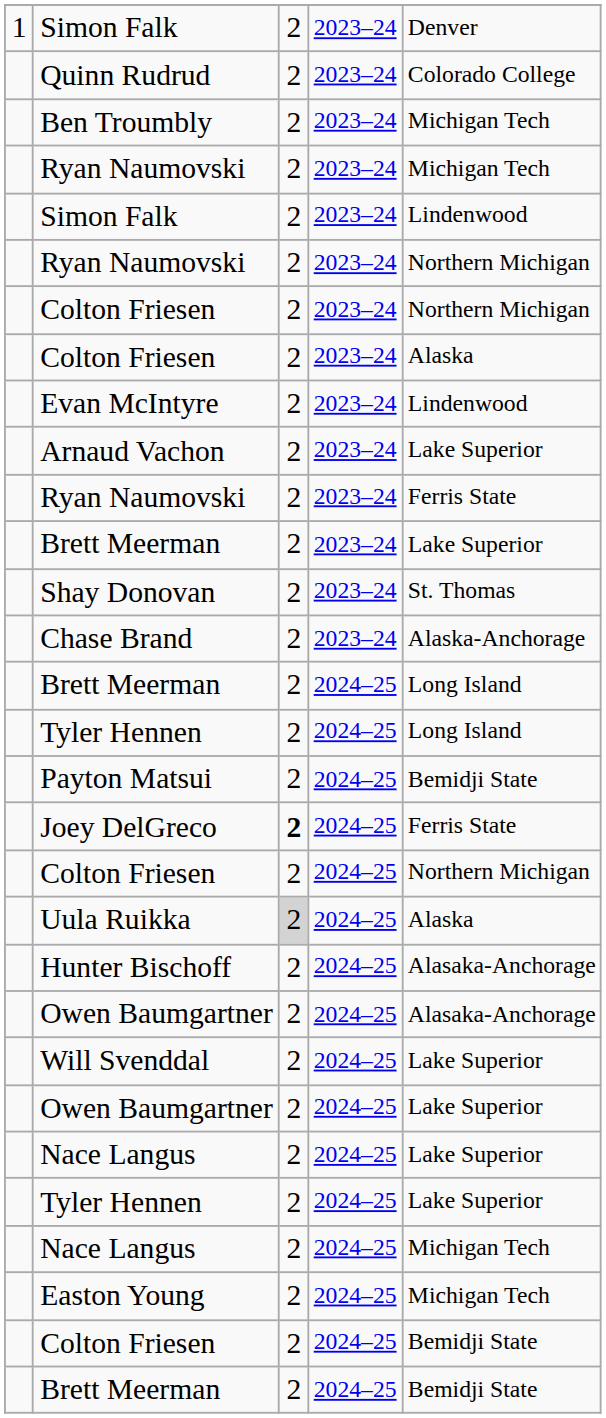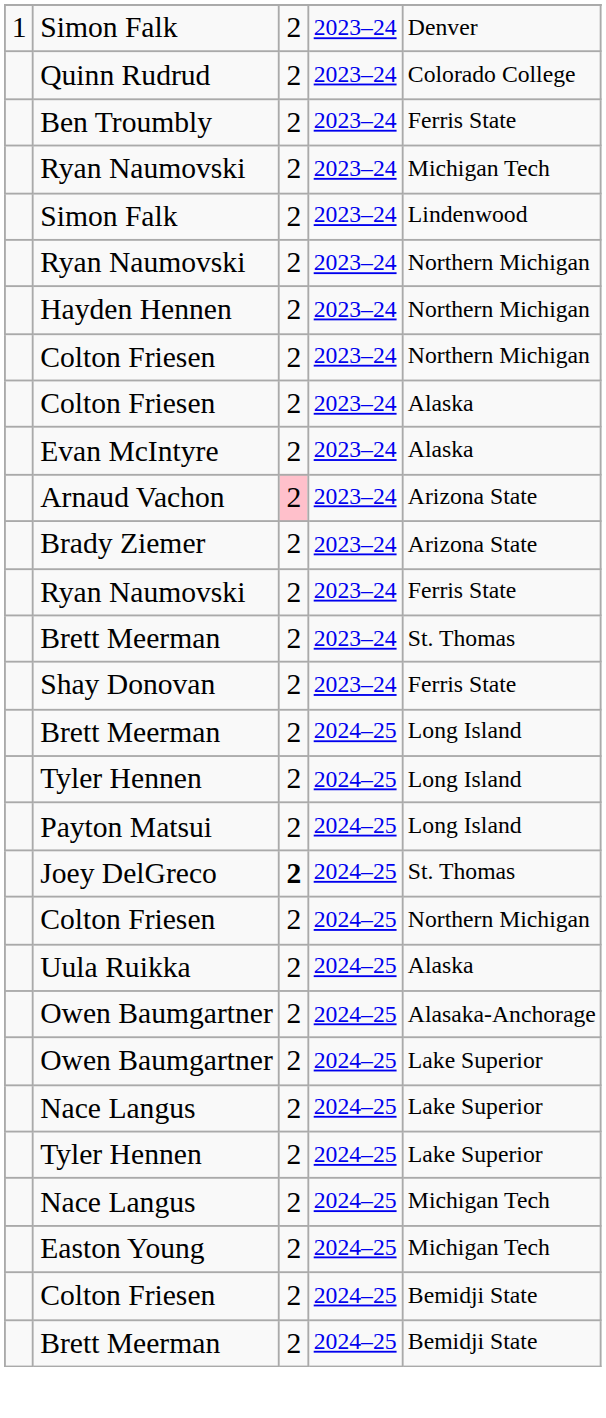(479, 121) Michigan Tech -> (462, 121) Ferris State
+ row: (136, 309)
(468, 403) Lindenwood -> (441, 450) Alaska
(294, 450) no background -> (294, 497) pink background
(475, 450) Lake Superior -> (473, 497) Arizona State
+ row: (123, 544)
(475, 544) Lake Superior -> (462, 638) St. Thomas
(462, 591) St. Thomas -> (462, 685) Ferris State
- row: (116, 638)
(473, 779) Bemidji State -> (465, 826) Long Island
(462, 826) Ferris State -> (462, 872) St. Thomas
(294, 919) lightgrey background -> (294, 966) no background
- row: (136, 966)
- row: (125, 1060)
